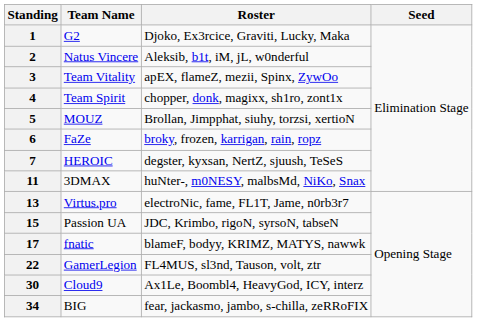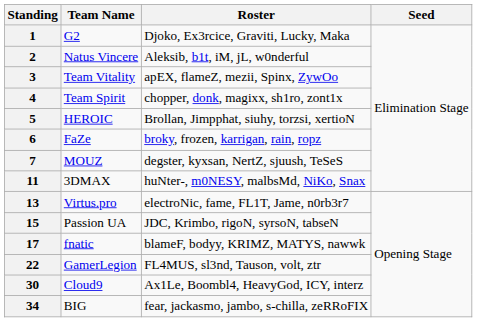(83, 118) MOUZ -> (88, 118) HEROIC
(88, 160) HEROIC -> (83, 160) MOUZ
